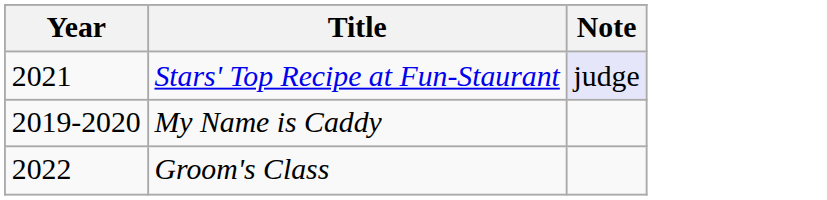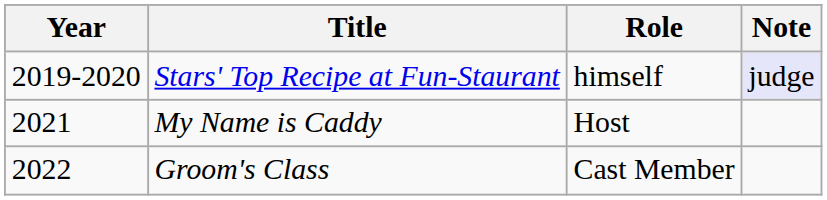+ column: (654, 28)
(42, 75) 2021 -> (76, 75) 2019-2020
(76, 122) 2019-2020 -> (42, 122) 2021
